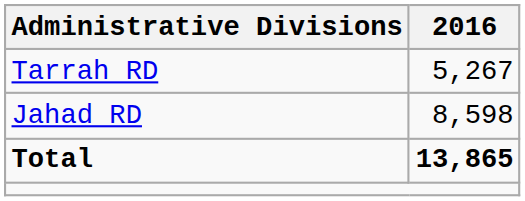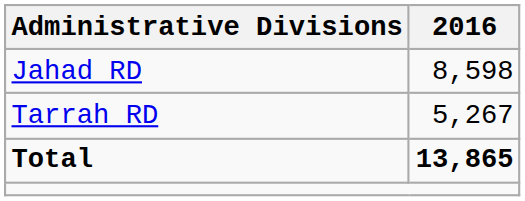rows swapped: (77, 116) <-> (85, 71)
